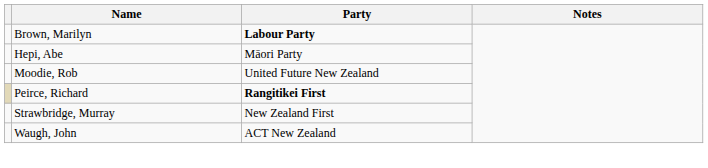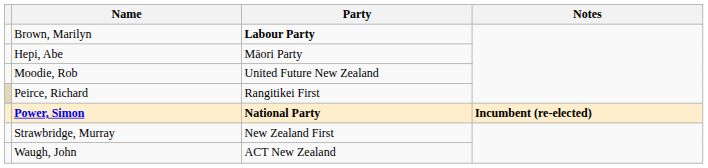(285, 93) bold -> (282, 93) normal
+ row: (49, 113)
